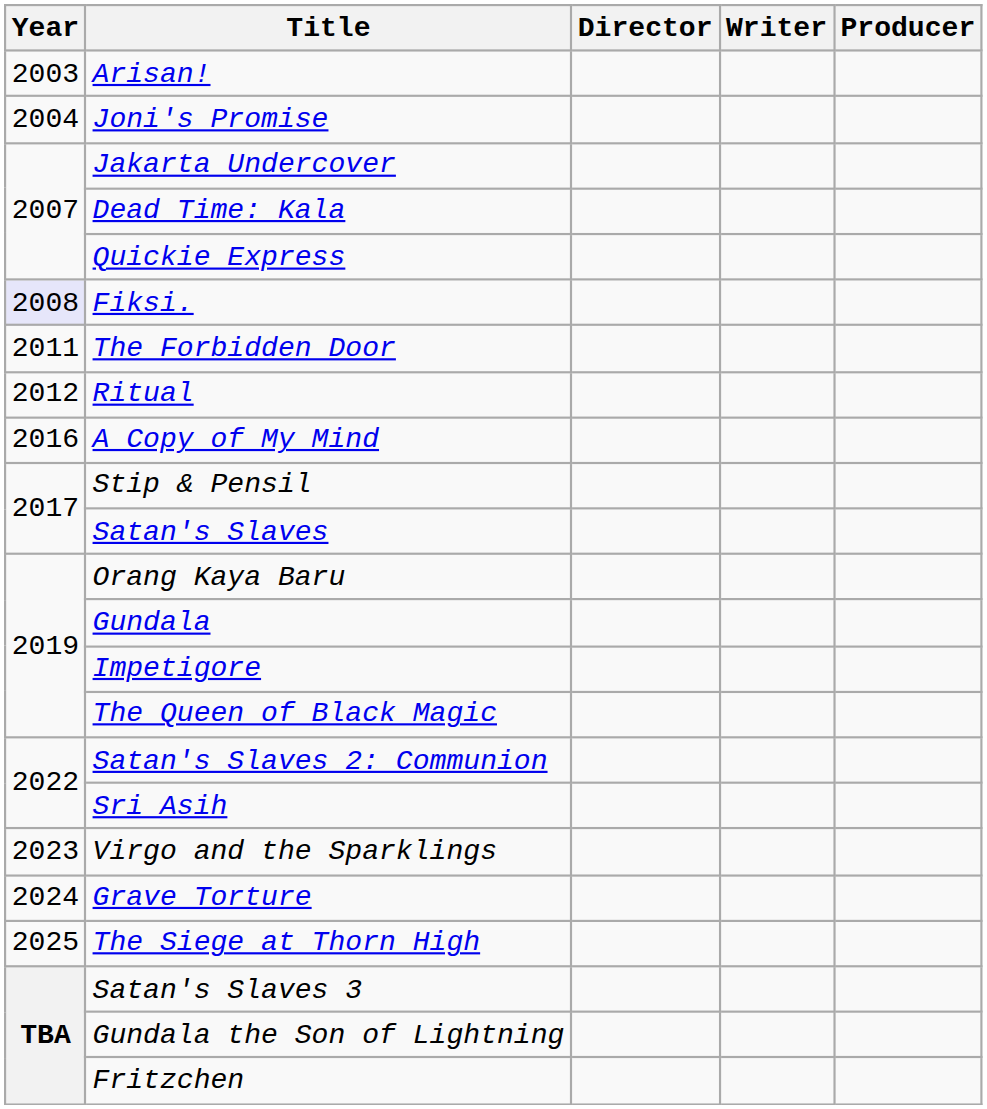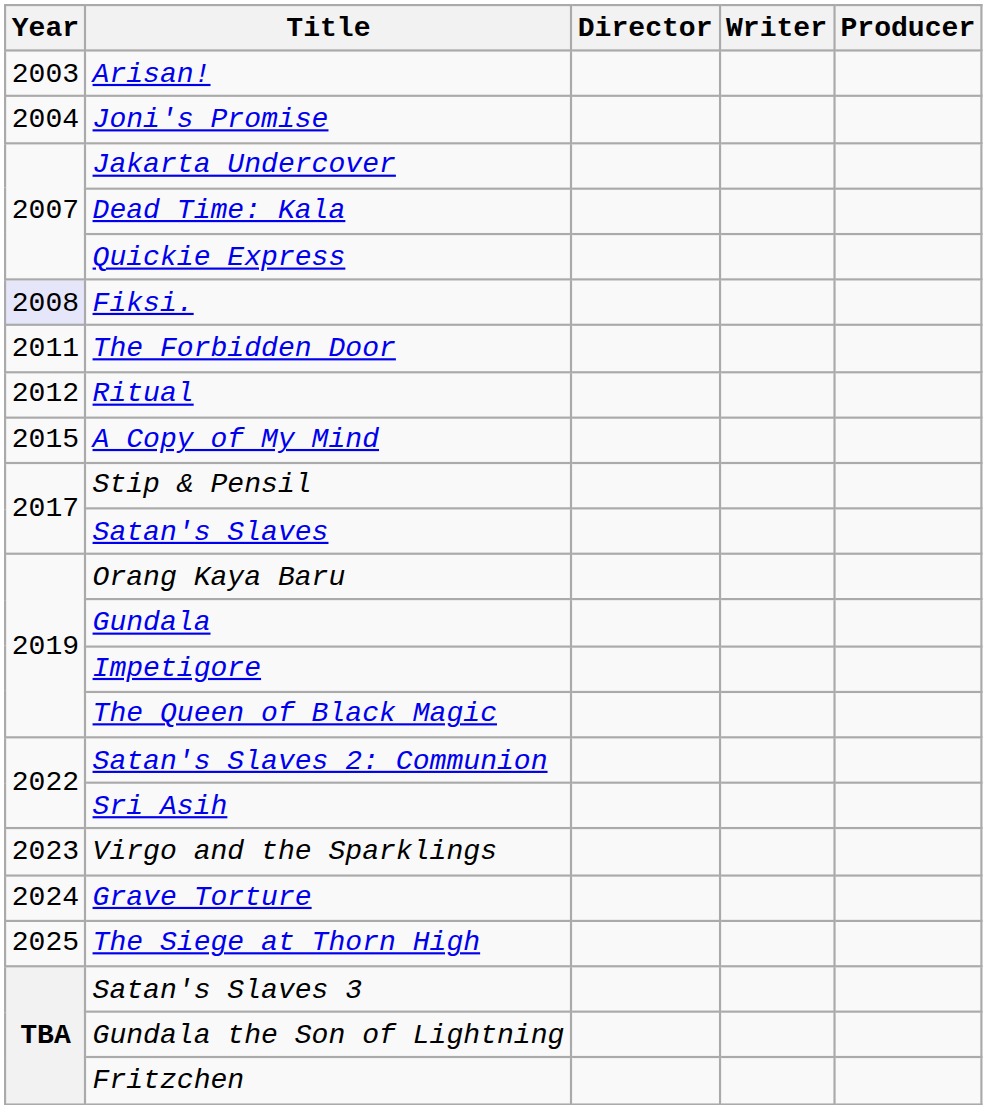(45, 440) 2016 -> (45, 440) 2015
